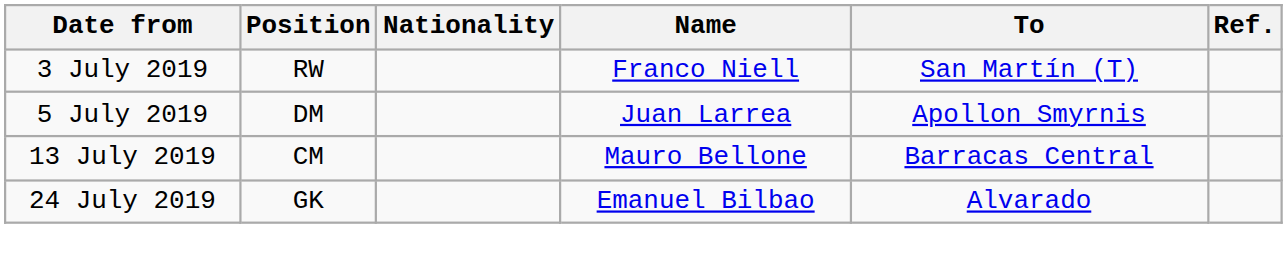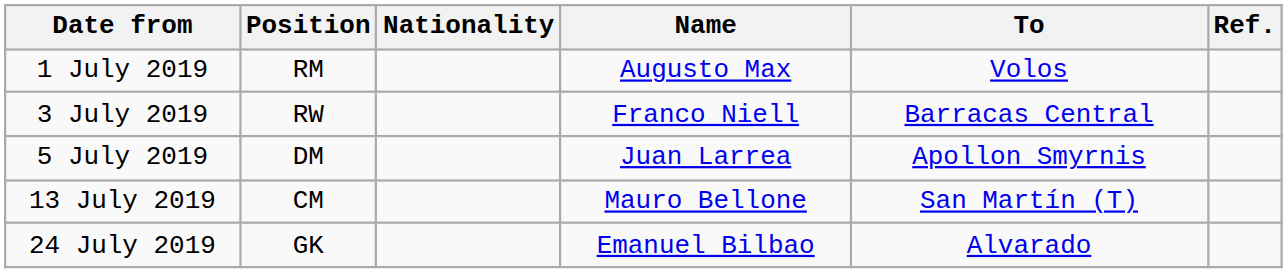+ row: (122, 70)
(1029, 70) San Martín (T) -> (1029, 114) Barracas Central
(1029, 158) Barracas Central -> (1029, 201) San Martín (T)
